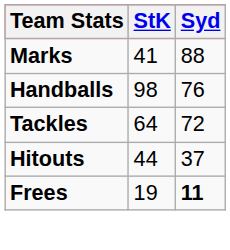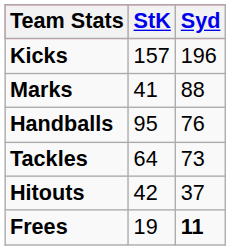+ row: (39, 55)
(146, 90) 98 -> (146, 124) 95
(193, 124) 72 -> (193, 158) 73
(146, 158) 44 -> (146, 192) 42
